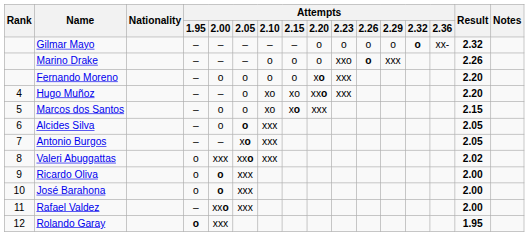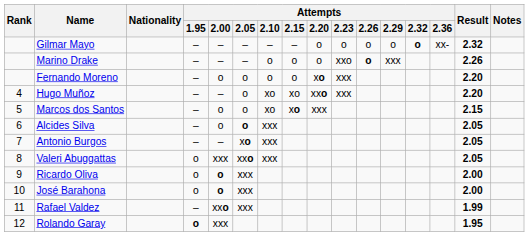(473, 158) 2.02 -> (473, 158) 2.05
(473, 207) 2.00 -> (473, 207) 1.99
